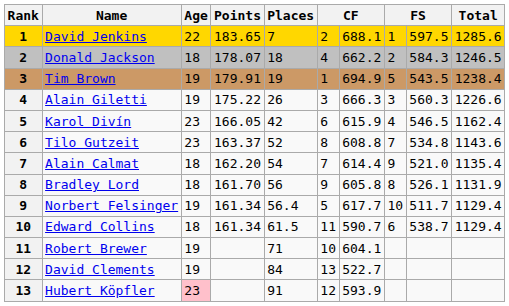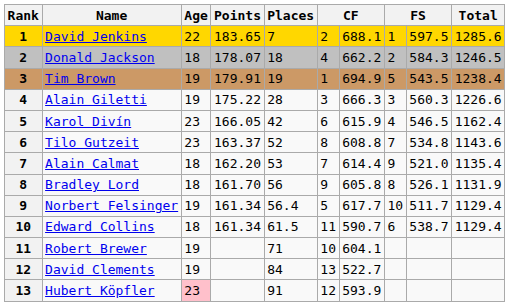(275, 100) 26 -> (275, 100) 28
(275, 163) 54 -> (275, 163) 53
